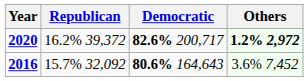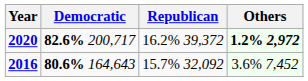columns swapped: (178, 16) <-> (85, 16)
